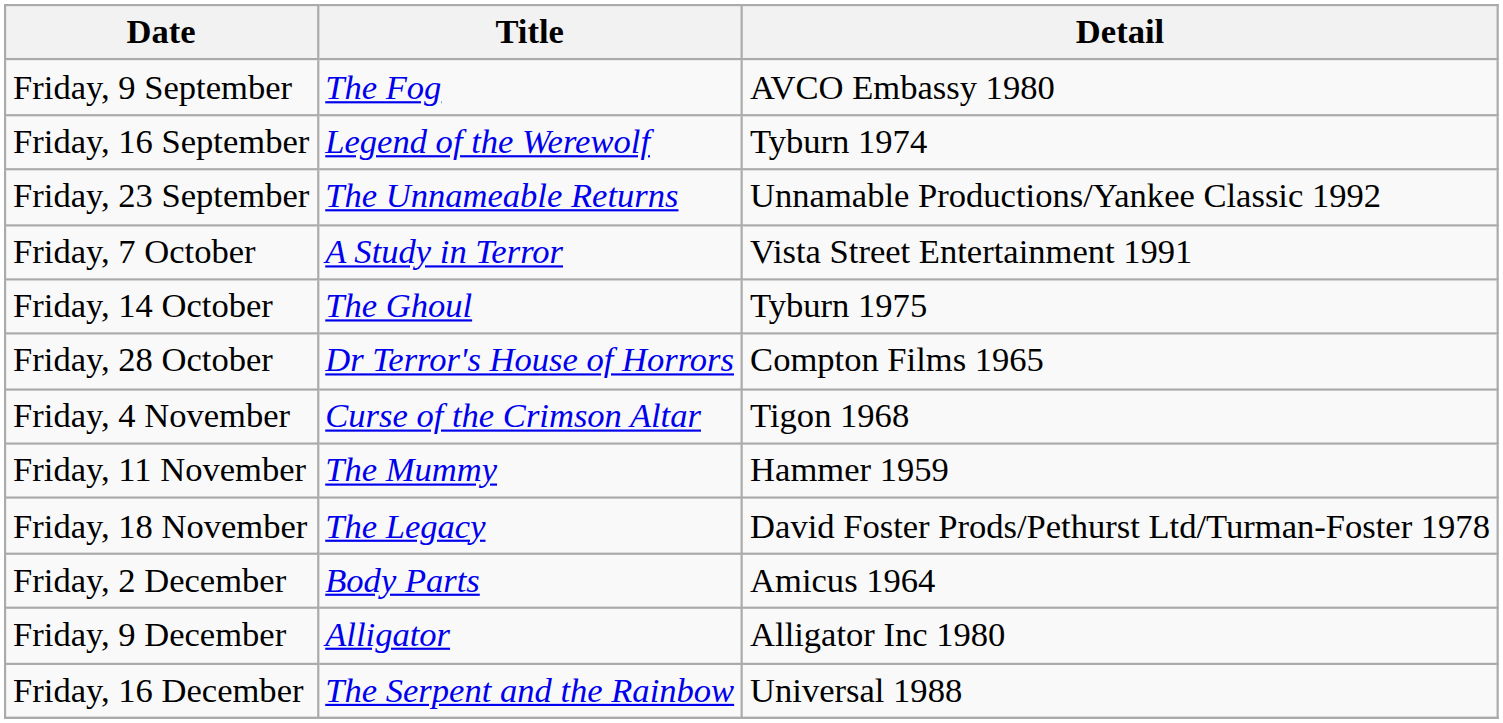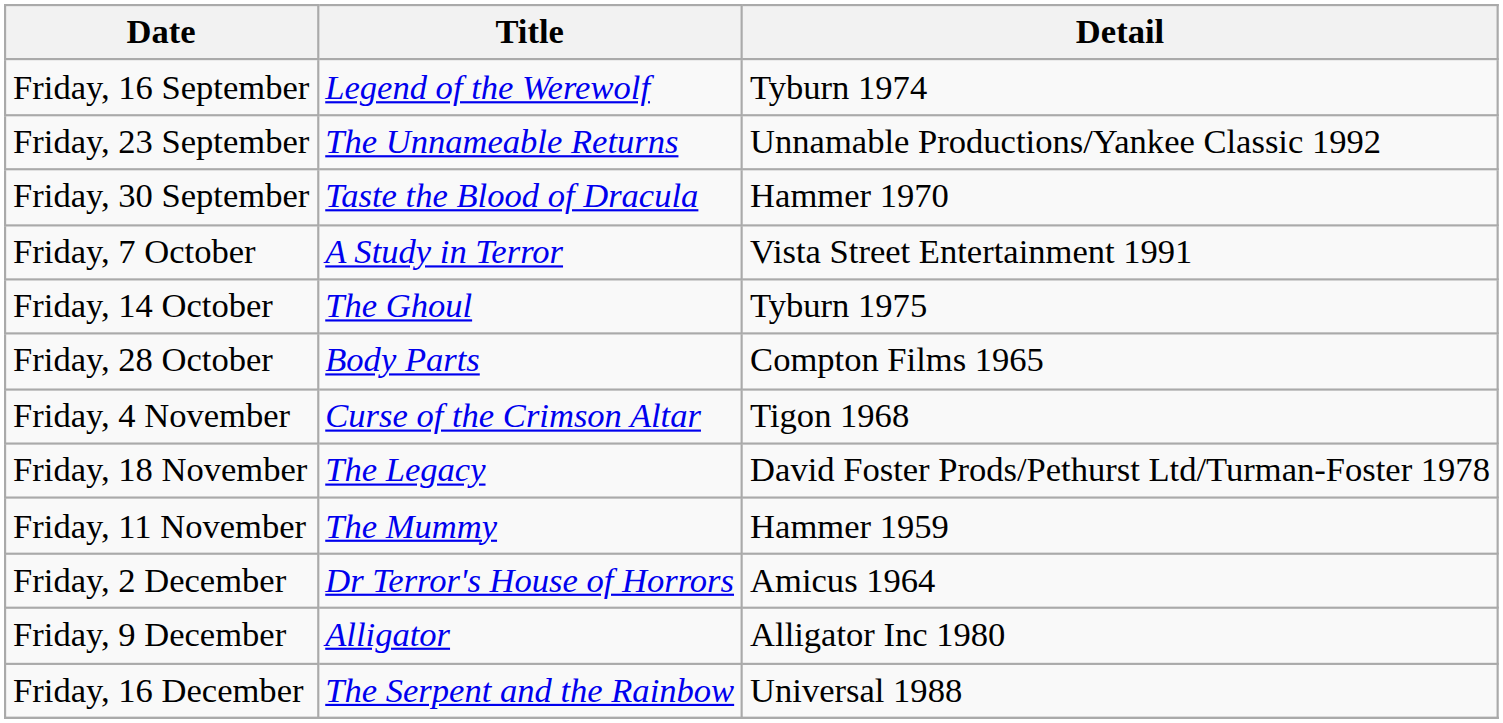- row: (153, 86)
+ row: (161, 196)
(530, 360) Dr Terror's House of Horrors -> (403, 360) Body Parts
rows swapped: (160, 470) <-> (160, 525)
(403, 580) Body Parts -> (530, 580) Dr Terror's House of Horrors
